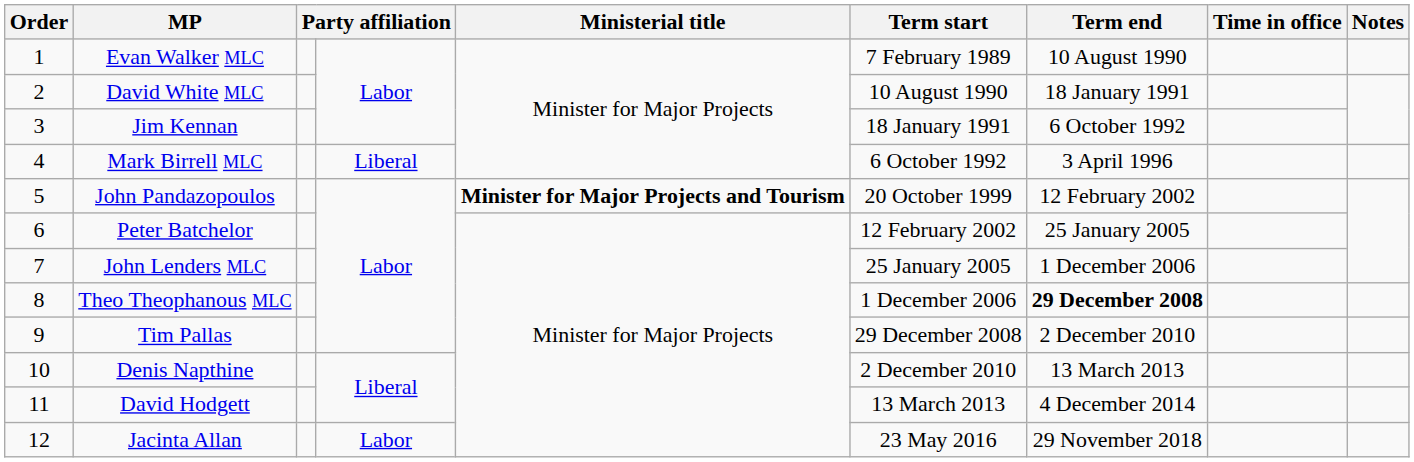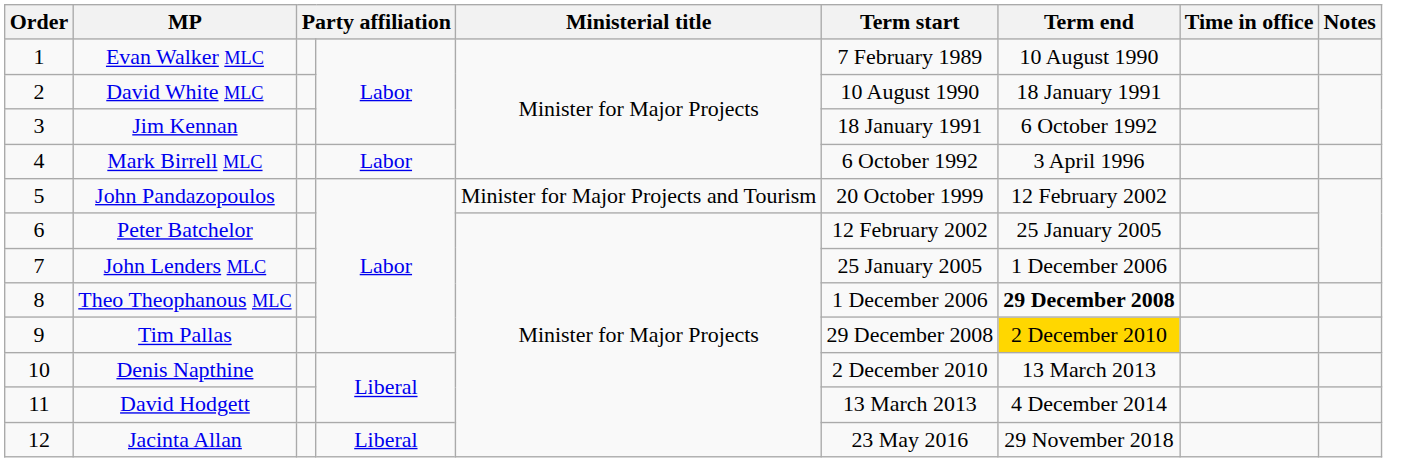(386, 160) Liberal -> (386, 160) Labor
(653, 195) bold -> (639, 195) normal
(1117, 334) no background -> (1089, 334) gold background
(386, 439) Labor -> (386, 439) Liberal
